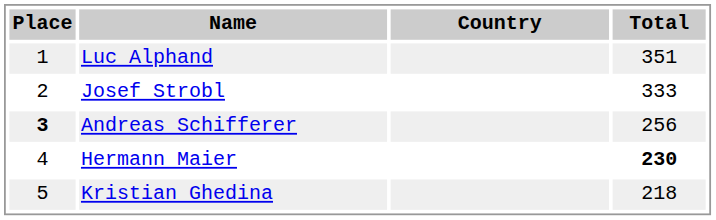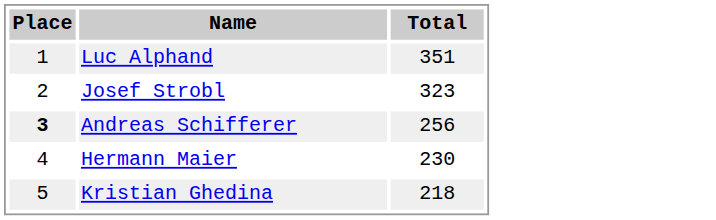- column: (500, 24)
(659, 92) 333 -> (437, 92) 323
(659, 160) bold -> (437, 160) normal
